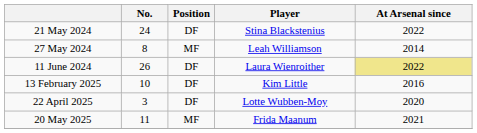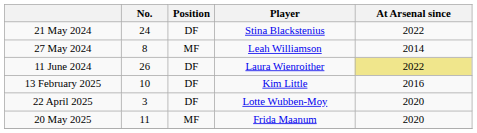(413, 119) 2021 -> (413, 119) 2020
